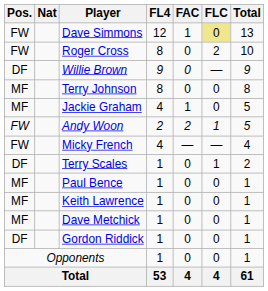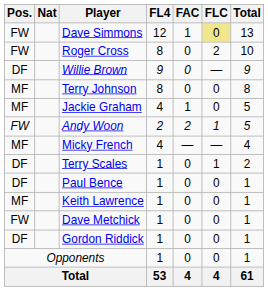(20, 145) FW -> (20, 145) MF
(20, 182) MF -> (20, 182) DF
(20, 220) MF -> (20, 220) FW
